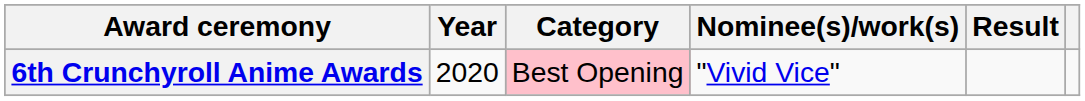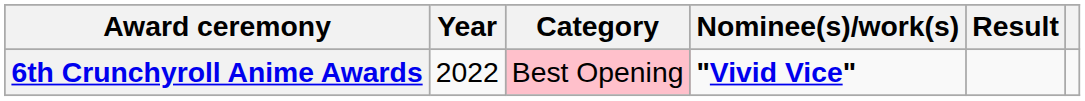(467, 71) 2020 -> (467, 71) 2022
(768, 71) normal -> (776, 71) bold
